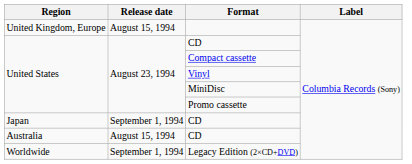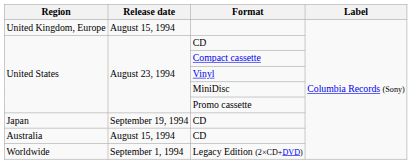(147, 120) September 1, 1994 -> (149, 120) September 19, 1994
